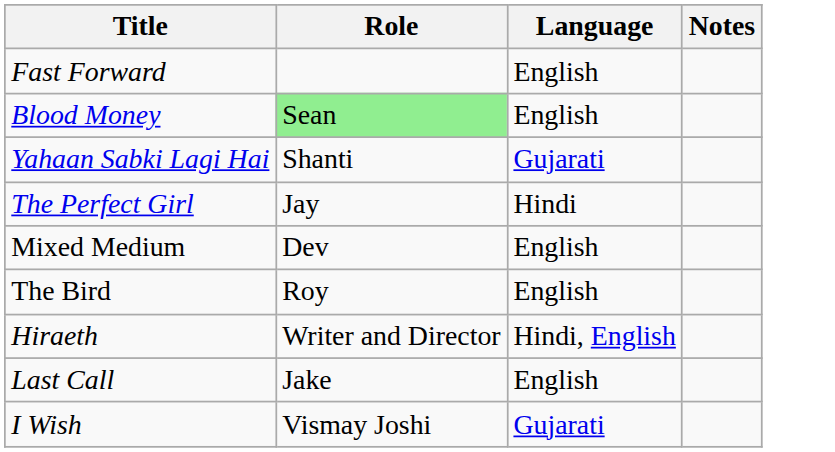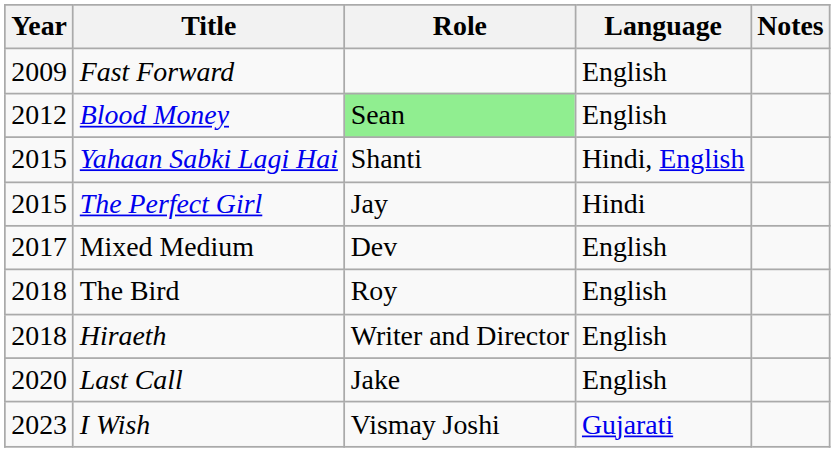+ column: (39, 26)
(559, 159) Gujarati -> (663, 159) Hindi, English
(595, 335) Hindi, English -> (624, 335) English
